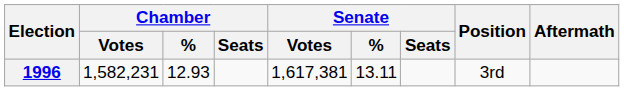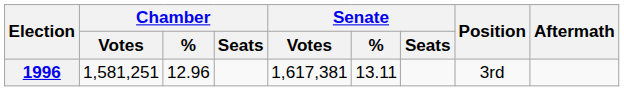(121, 72) 1,582,231 -> (121, 72) 1,581,251
(188, 72) 12.93 -> (188, 72) 12.96
